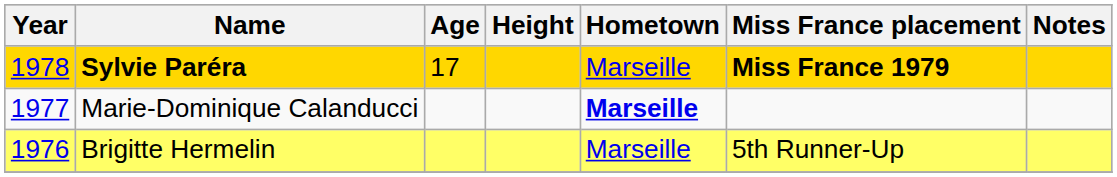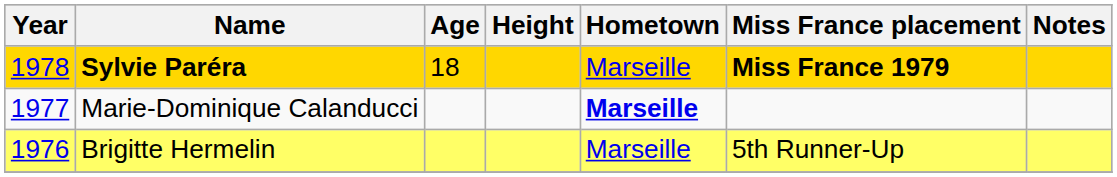(445, 66) 17 -> (445, 66) 18
